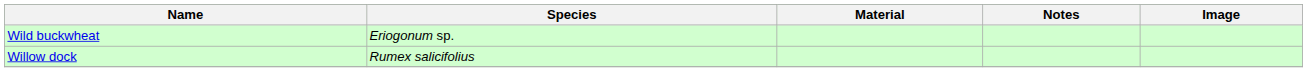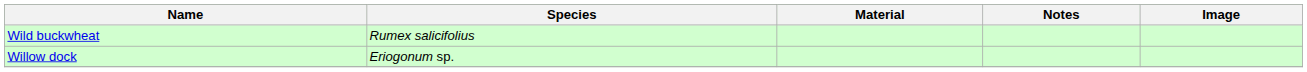(412, 35) Eriogonum sp. -> (422, 35) Rumex salicifolius
(422, 56) Rumex salicifolius -> (412, 56) Eriogonum sp.
